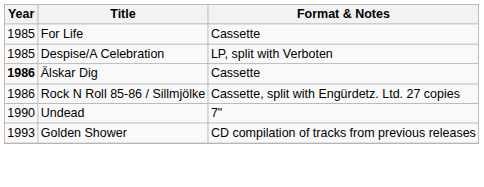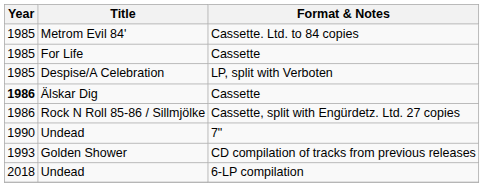+ row: (84, 34)
+ row: (63, 172)
